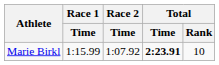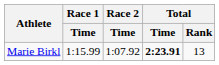(199, 51) 10 -> (199, 51) 13
